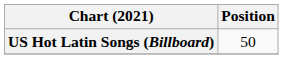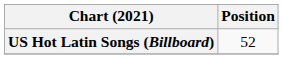(248, 41) 50 -> (248, 41) 52
